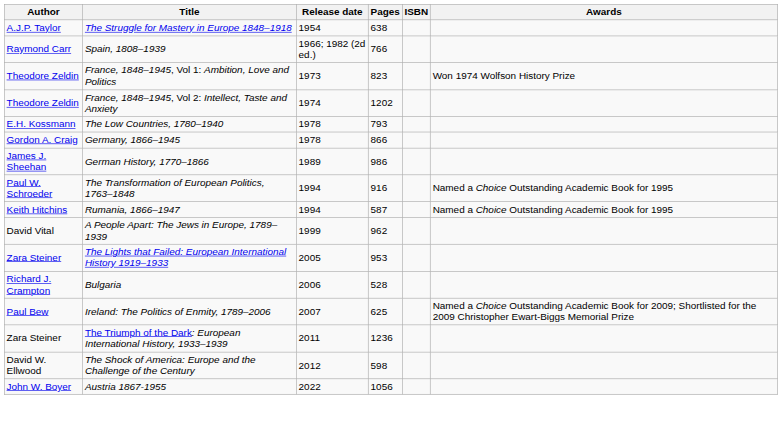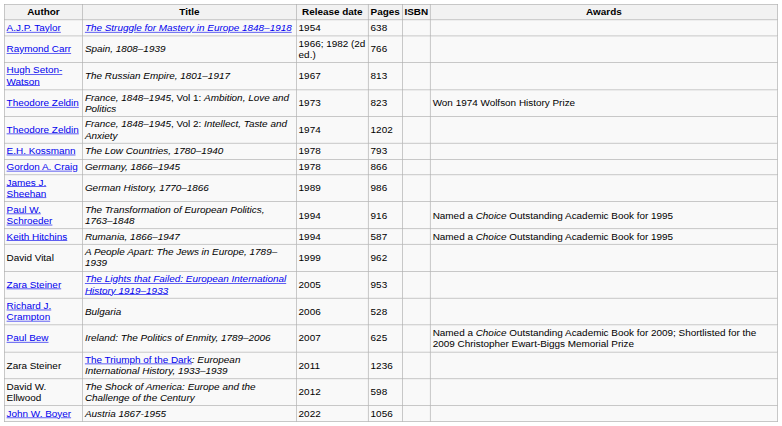+ row: (157, 76)
